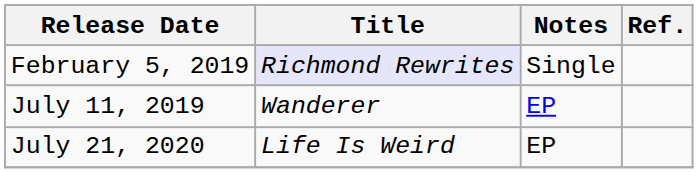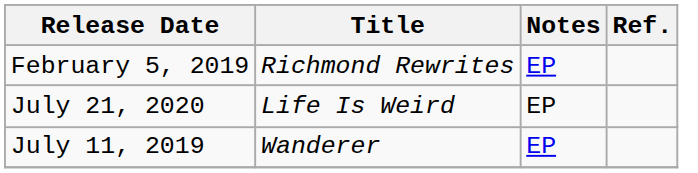(388, 66) lavender background -> (388, 66) no background
(571, 66) Single -> (541, 66) EP
rows swapped: (108, 106) <-> (108, 147)
